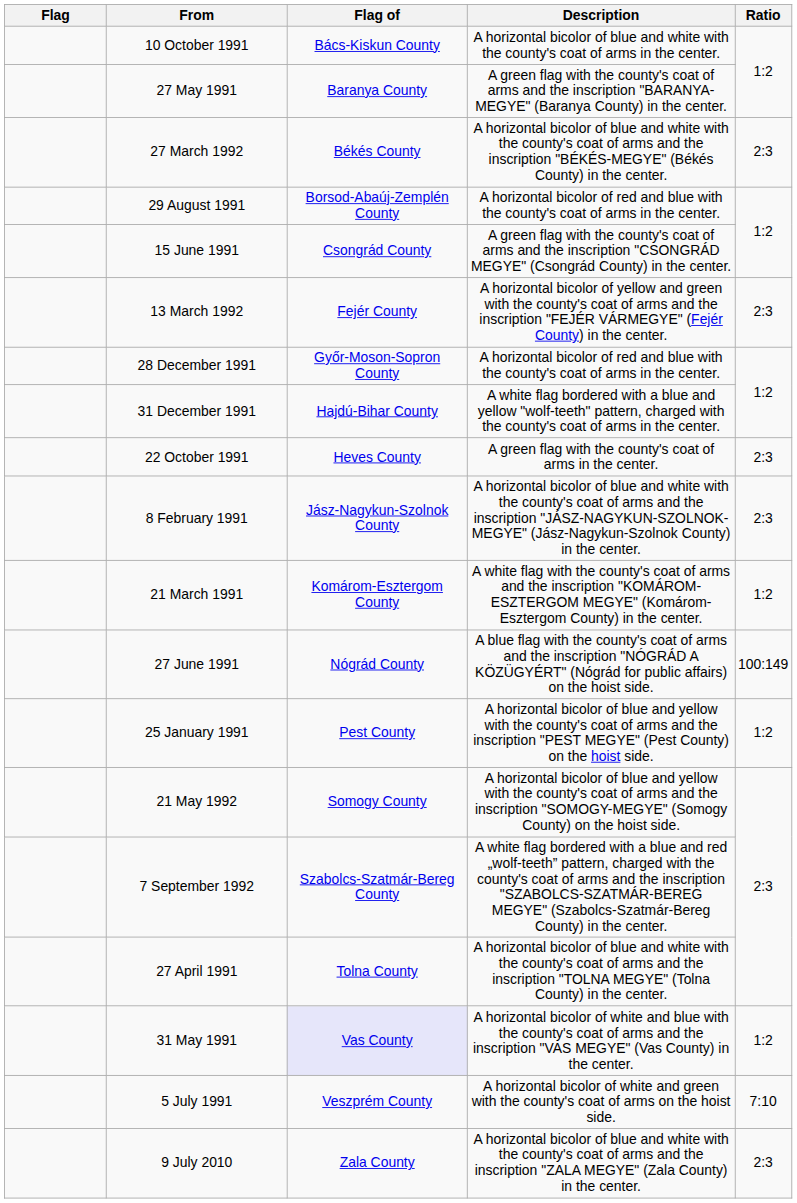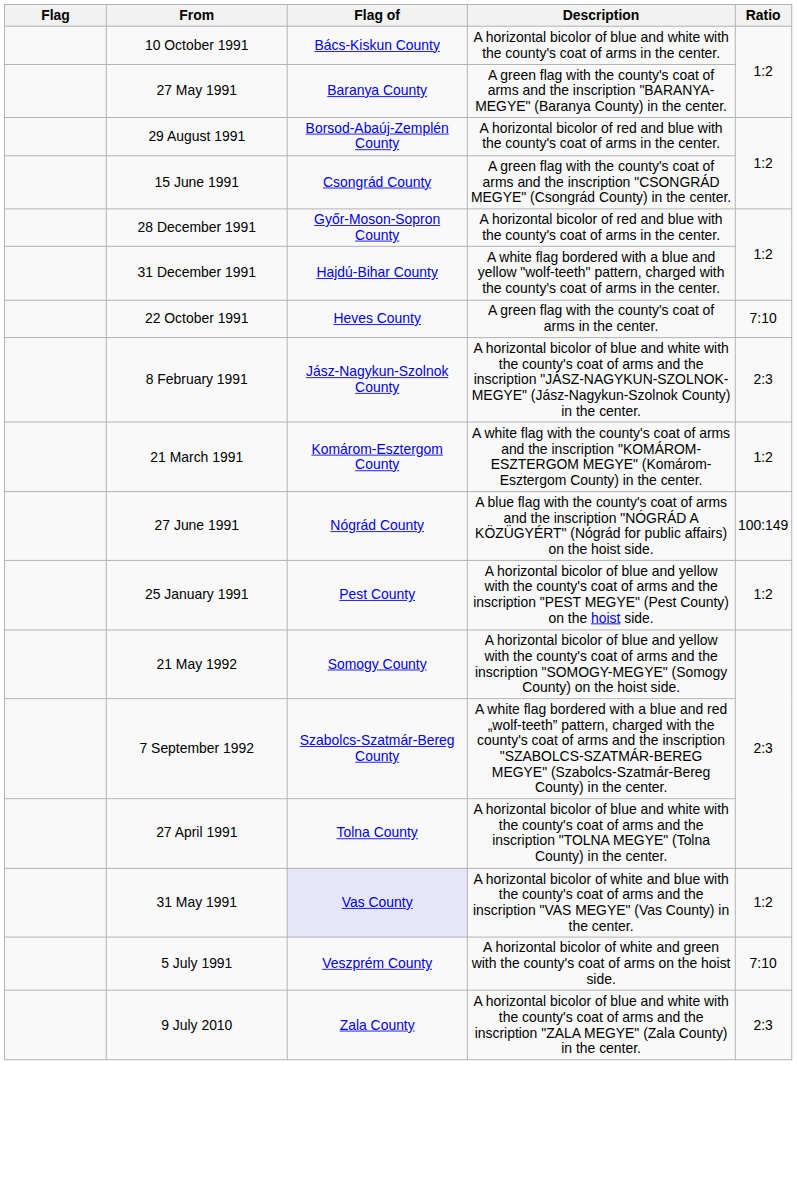- row: (197, 152)
- row: (197, 312)
(763, 456) 2:3 -> (763, 318) 7:10
